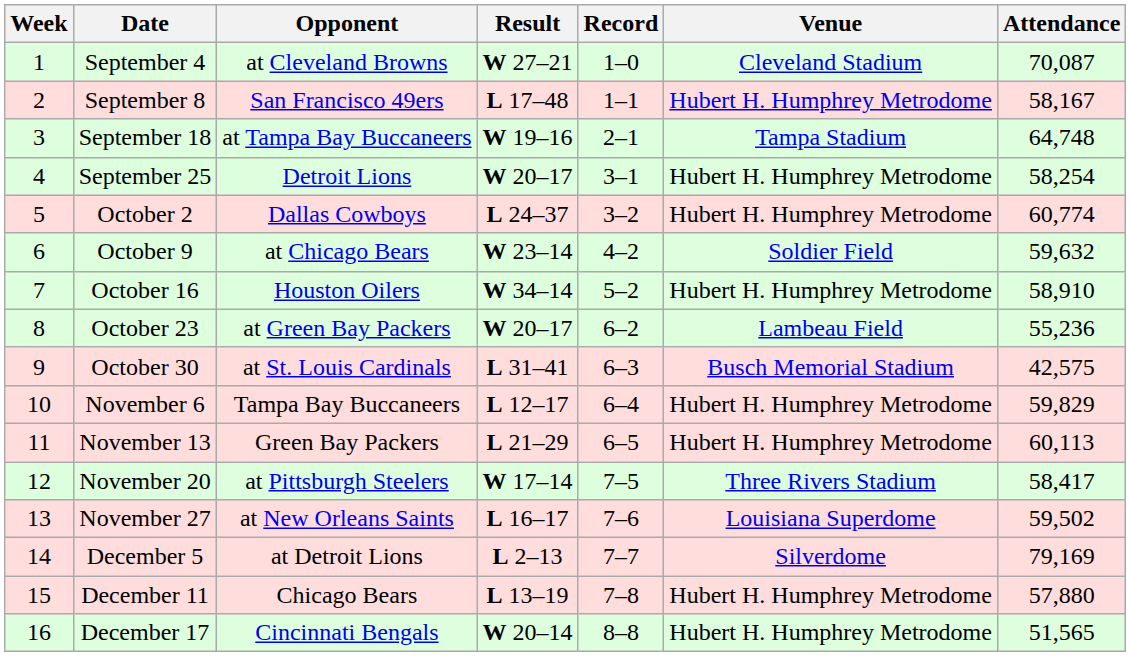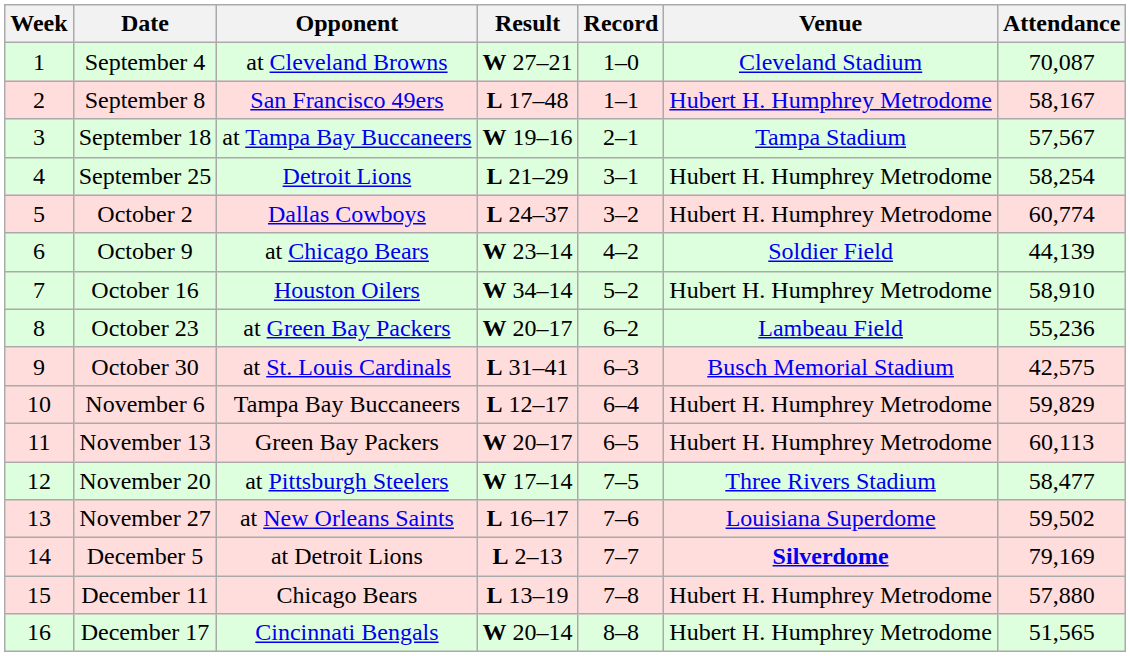(1062, 137) 64,748 -> (1062, 137) 57,567
(528, 175) W 20–17 -> (528, 175) L 21–29
(1062, 251) 59,632 -> (1062, 251) 44,139
(528, 442) L 21–29 -> (528, 442) W 20–17
(1062, 480) 58,417 -> (1062, 480) 58,477
(831, 556) normal -> (831, 556) bold
